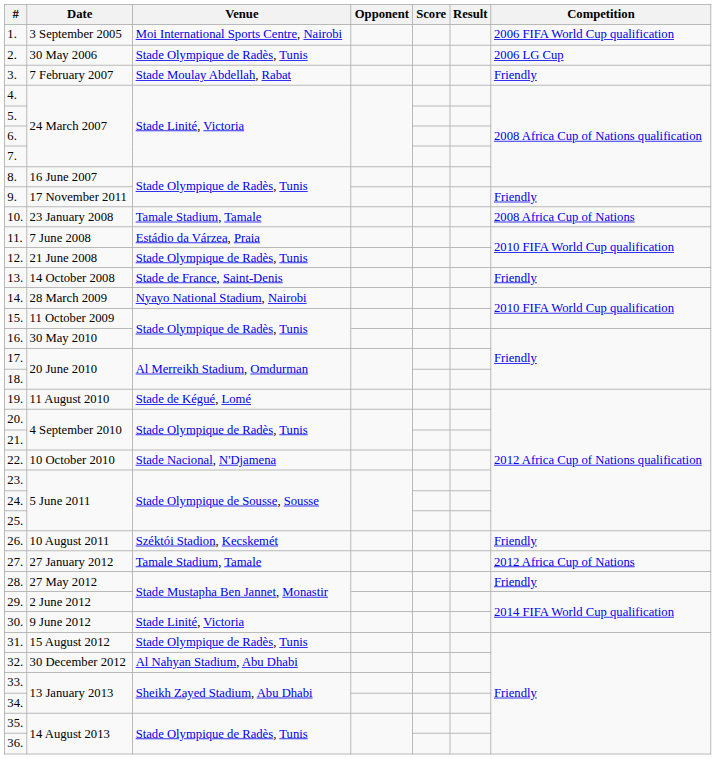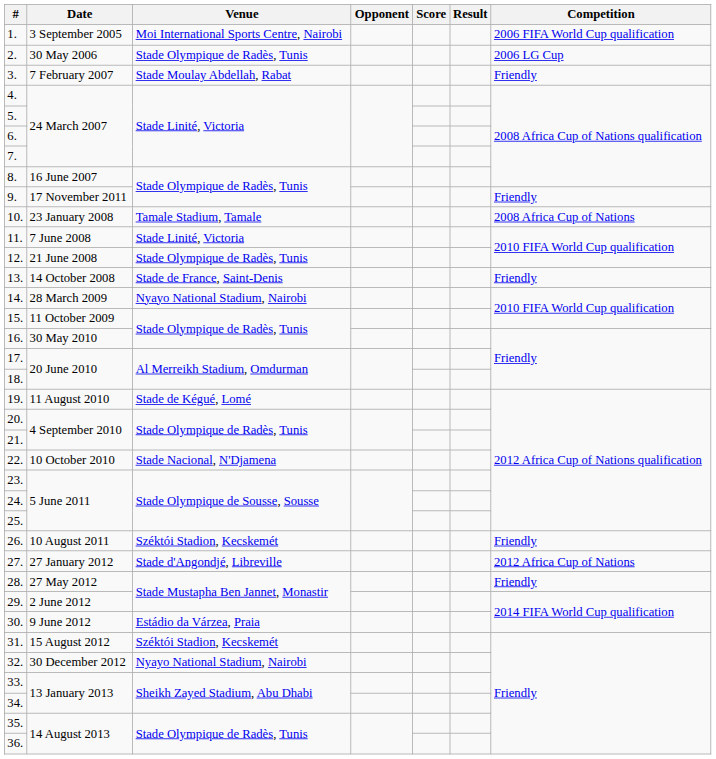(198, 237) Estádio da Várzea, Praia -> (190, 237) Stade Linité, Victoria
(198, 561) Tamale Stadium, Tamale -> (209, 561) Stade d'Angondjé, Libreville
(190, 621) Stade Linité, Victoria -> (198, 621) Estádio da Várzea, Praia
(222, 642) Stade Olympique de Radès, Tunis -> (207, 642) Széktói Stadion, Kecskemét
(217, 662) Al Nahyan Stadium, Abu Dhabi -> (221, 662) Nyayo National Stadium, Nairobi
